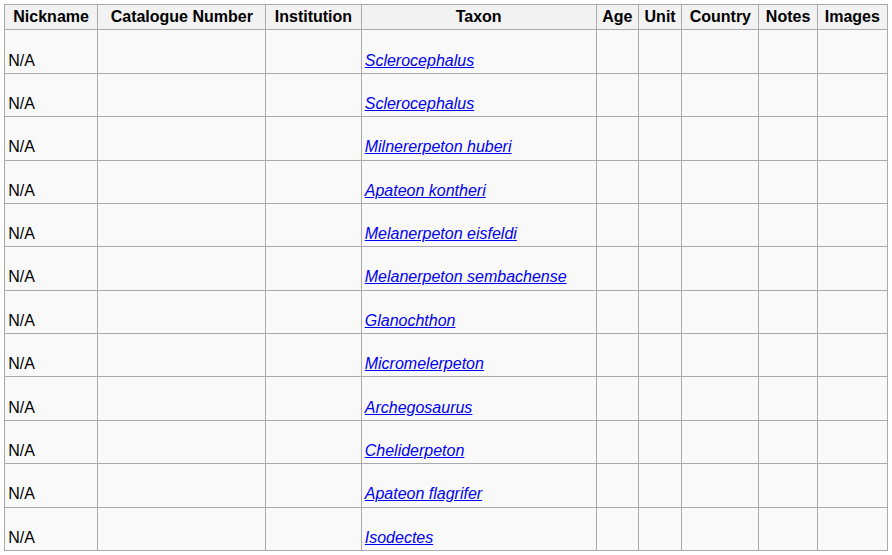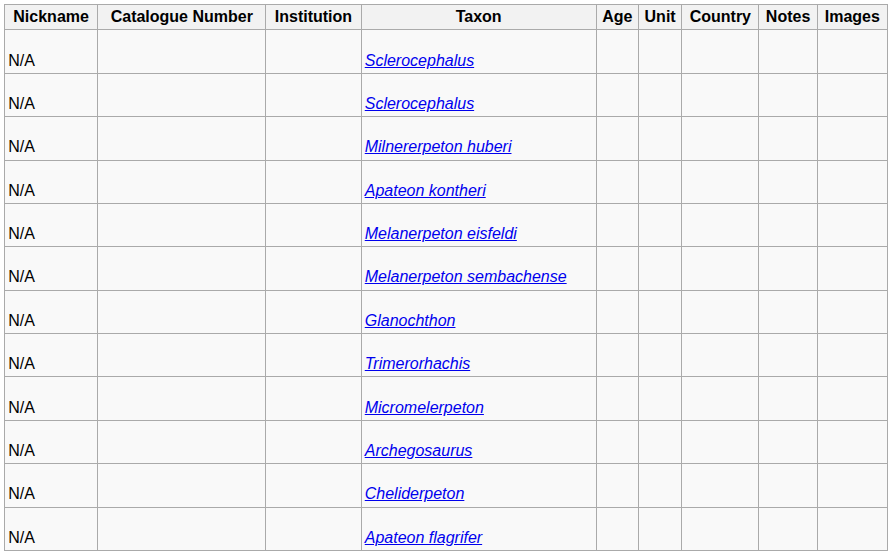+ row: (22, 364)
- row: (22, 537)
